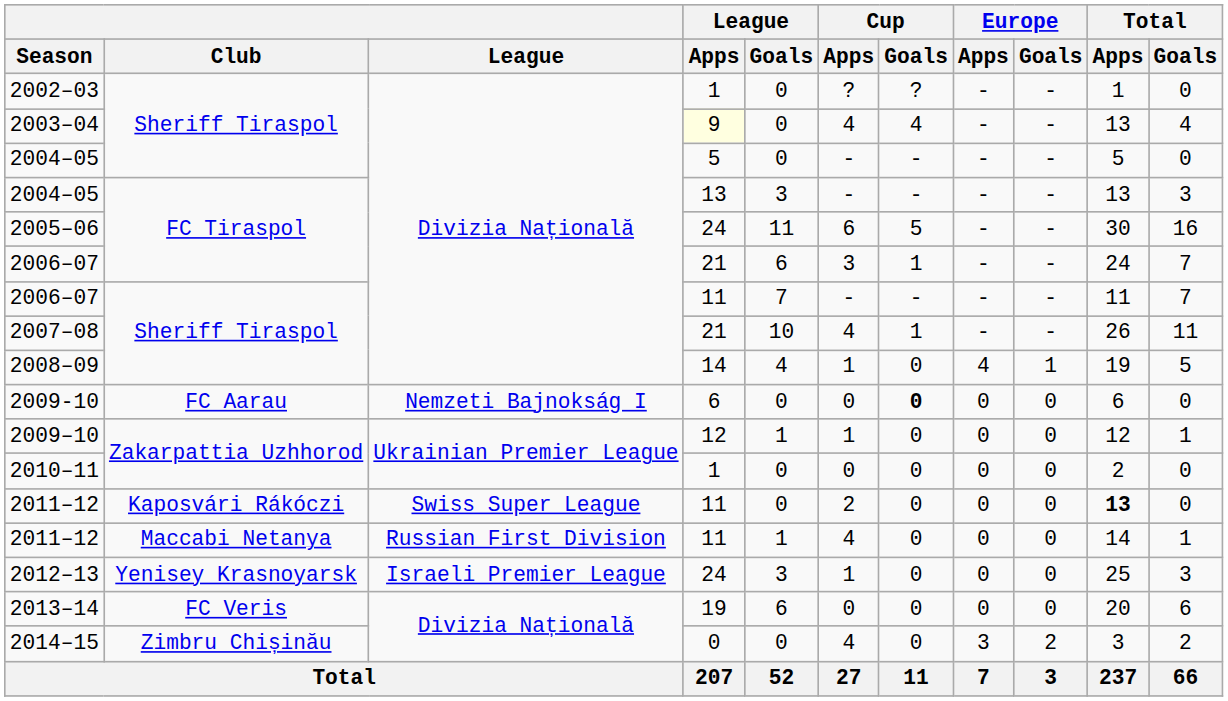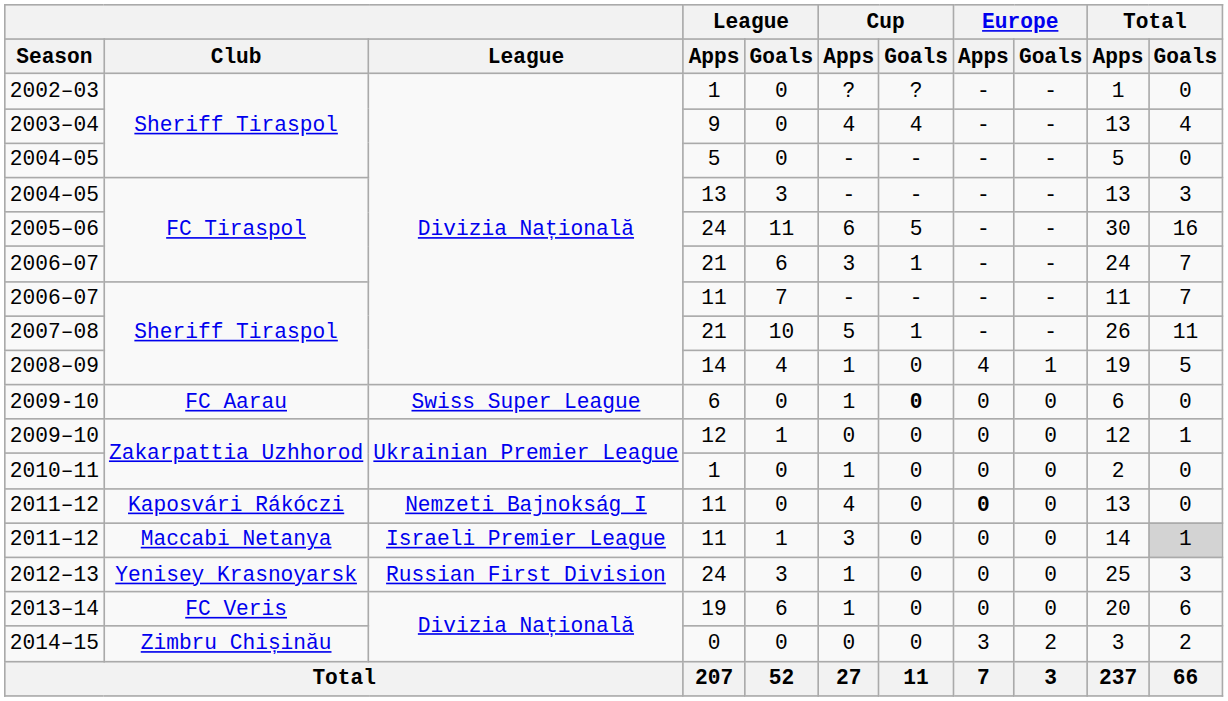(714, 126) lightyellow background -> (714, 126) no background
(849, 333) 4 -> (849, 333) 5
(526, 402) Nemzeti Bajnokság I -> (526, 402) Swiss Super League
(849, 402) 0 -> (849, 402) 1
(849, 437) 1 -> (849, 437) 0
(849, 471) 0 -> (849, 471) 1
(526, 506) Swiss Super League -> (526, 506) Nemzeti Bajnokság I
(849, 506) 2 -> (849, 506) 4
(983, 506) normal -> (983, 506) bold
(1118, 506) bold -> (1118, 506) normal
(526, 540) Russian First Division -> (526, 540) Israeli Premier League
(849, 540) 4 -> (849, 540) 3
(1185, 540) no background -> (1185, 540) lightgrey background
(526, 575) Israeli Premier League -> (526, 575) Russian First Division
(849, 609) 0 -> (849, 609) 1
(849, 644) 4 -> (849, 644) 0
